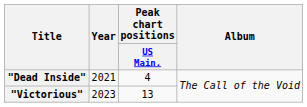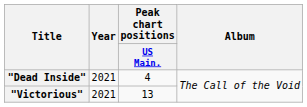(104, 94) 2023 -> (104, 94) 2021
